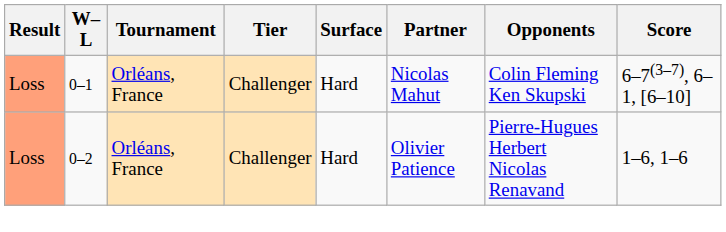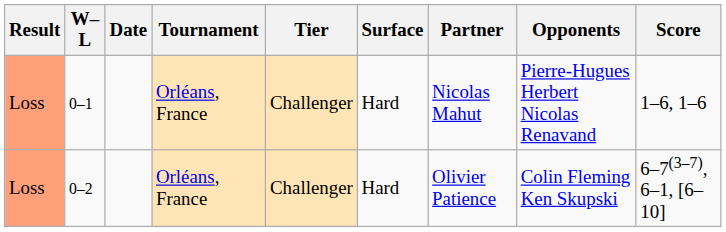+ column: (128, 30)
(544, 83) Colin Fleming Ken Skupski -> (575, 102) Pierre-Hugues Herbert Nicolas Renavand
(667, 83) 6–7(3–7), 6–1, [6–10] -> (673, 102) 1–6, 1–6
(543, 158) Pierre-Hugues Herbert Nicolas Renavand -> (575, 188) Colin Fleming Ken Skupski
(655, 158) 1–6, 1–6 -> (674, 188) 6–7(3–7), 6–1, [6–10]
